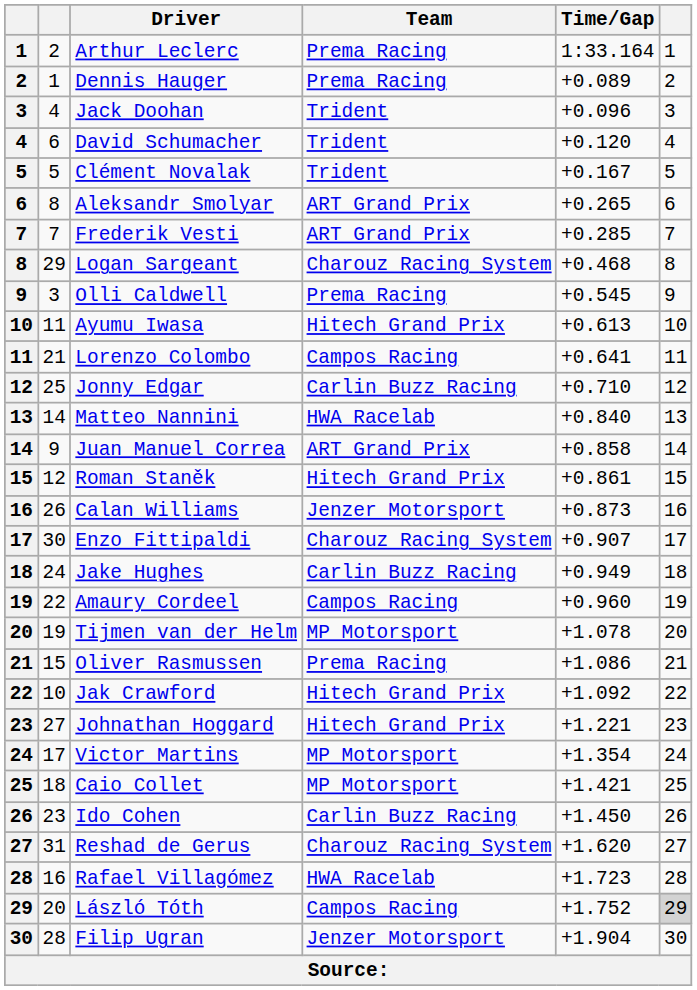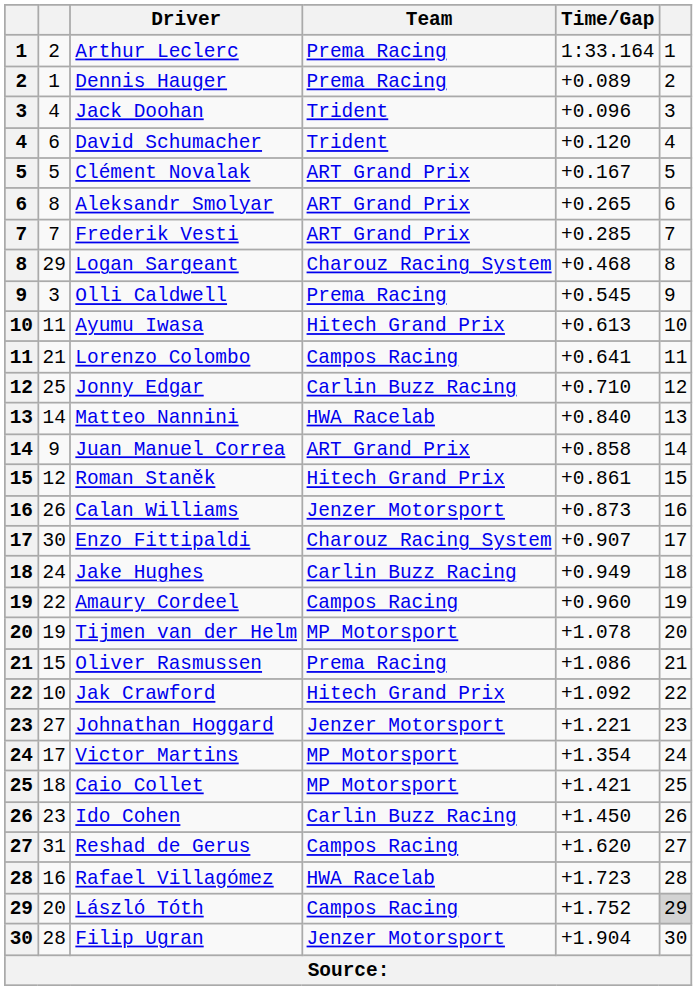(347, 173) Trident -> (388, 173) ART Grand Prix
(406, 725) Hitech Grand Prix -> (406, 725) Jenzer Motorsport
(429, 847) Charouz Racing System -> (382, 847) Campos Racing
